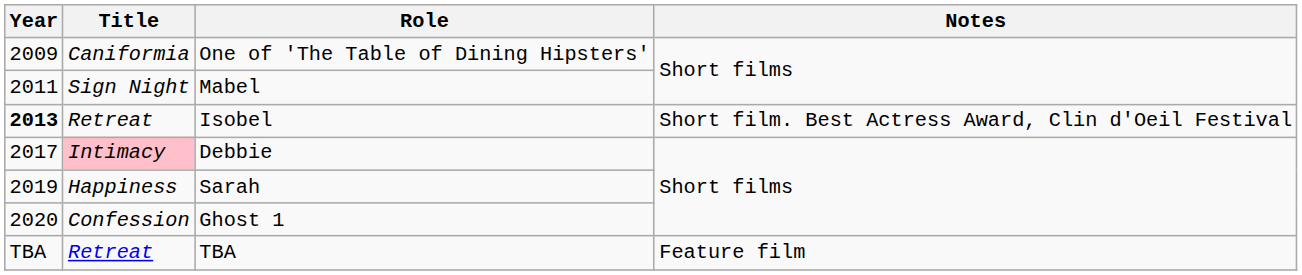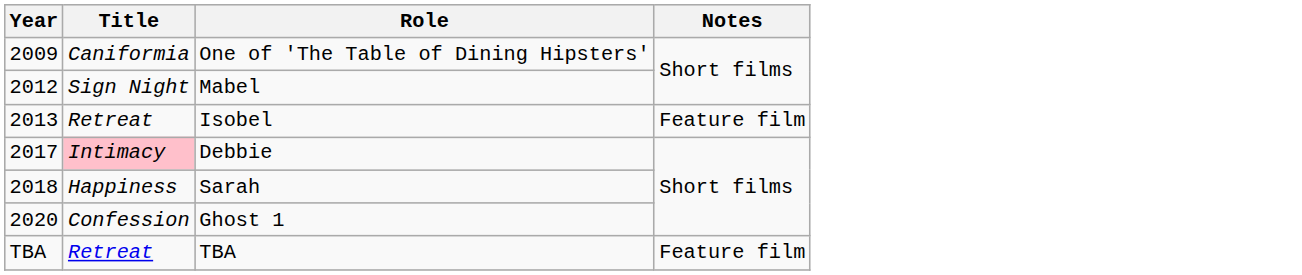(34, 87) 2011 -> (34, 87) 2012
(34, 120) bold -> (34, 120) normal
(976, 120) Short film. Best Actress Award, Clin d'Oeil Festival -> (732, 120) Feature film
(34, 187) 2019 -> (34, 187) 2018
